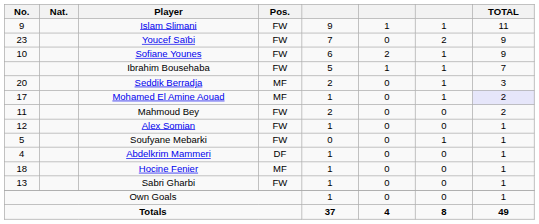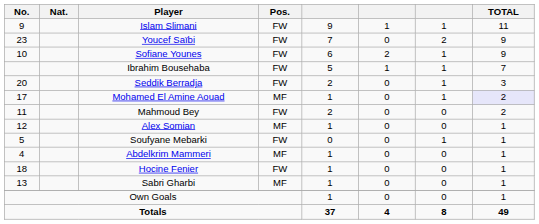(280, 82) MF -> (280, 82) FW
(280, 125) FW -> (280, 125) MF
(280, 154) DF -> (280, 154) MF
(280, 168) MF -> (280, 168) FW
(280, 182) FW -> (280, 182) MF
